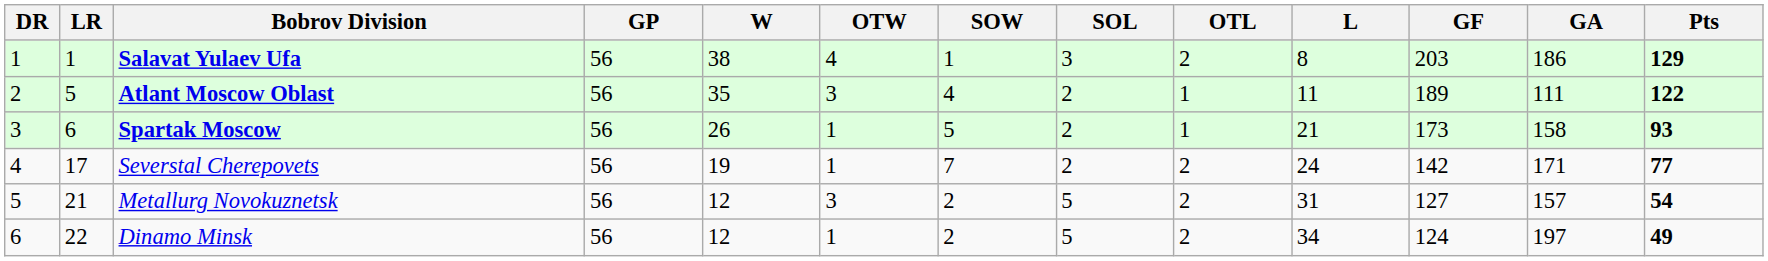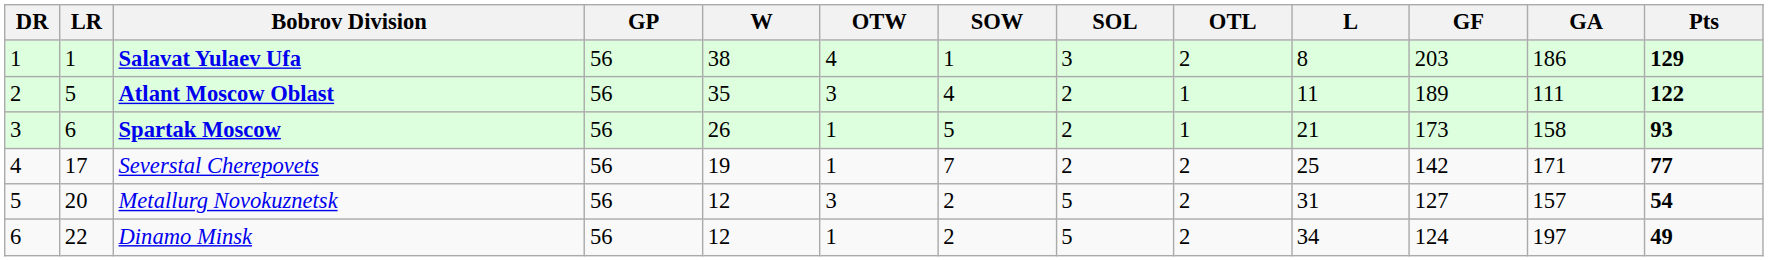(1308, 165) 24 -> (1308, 165) 25
(76, 201) 21 -> (76, 201) 20
